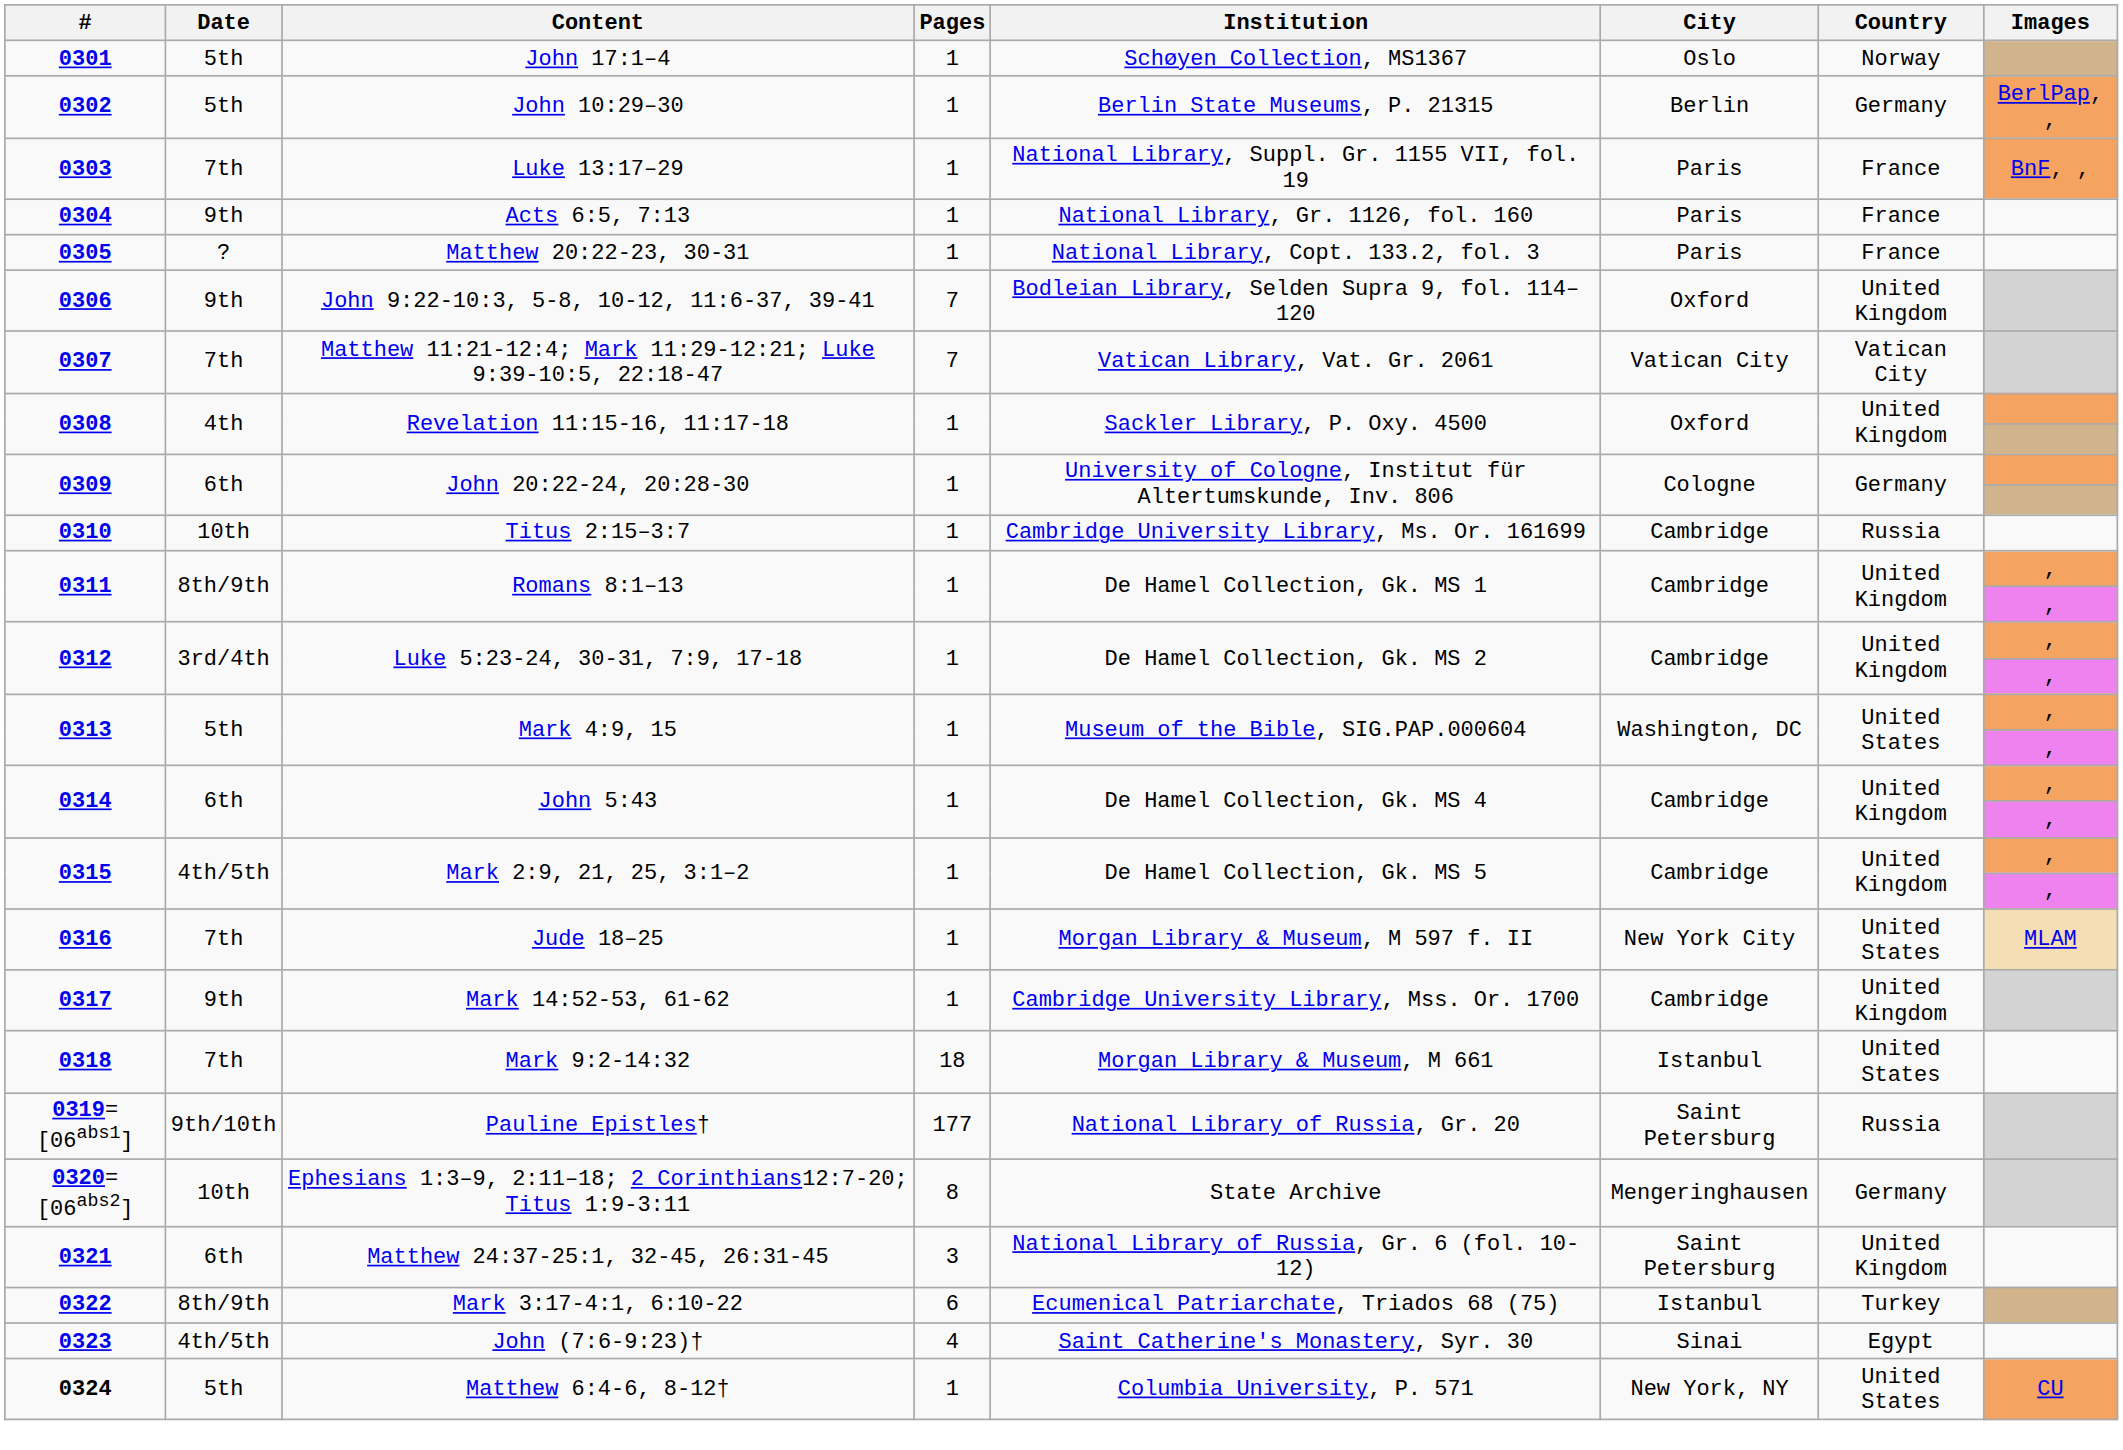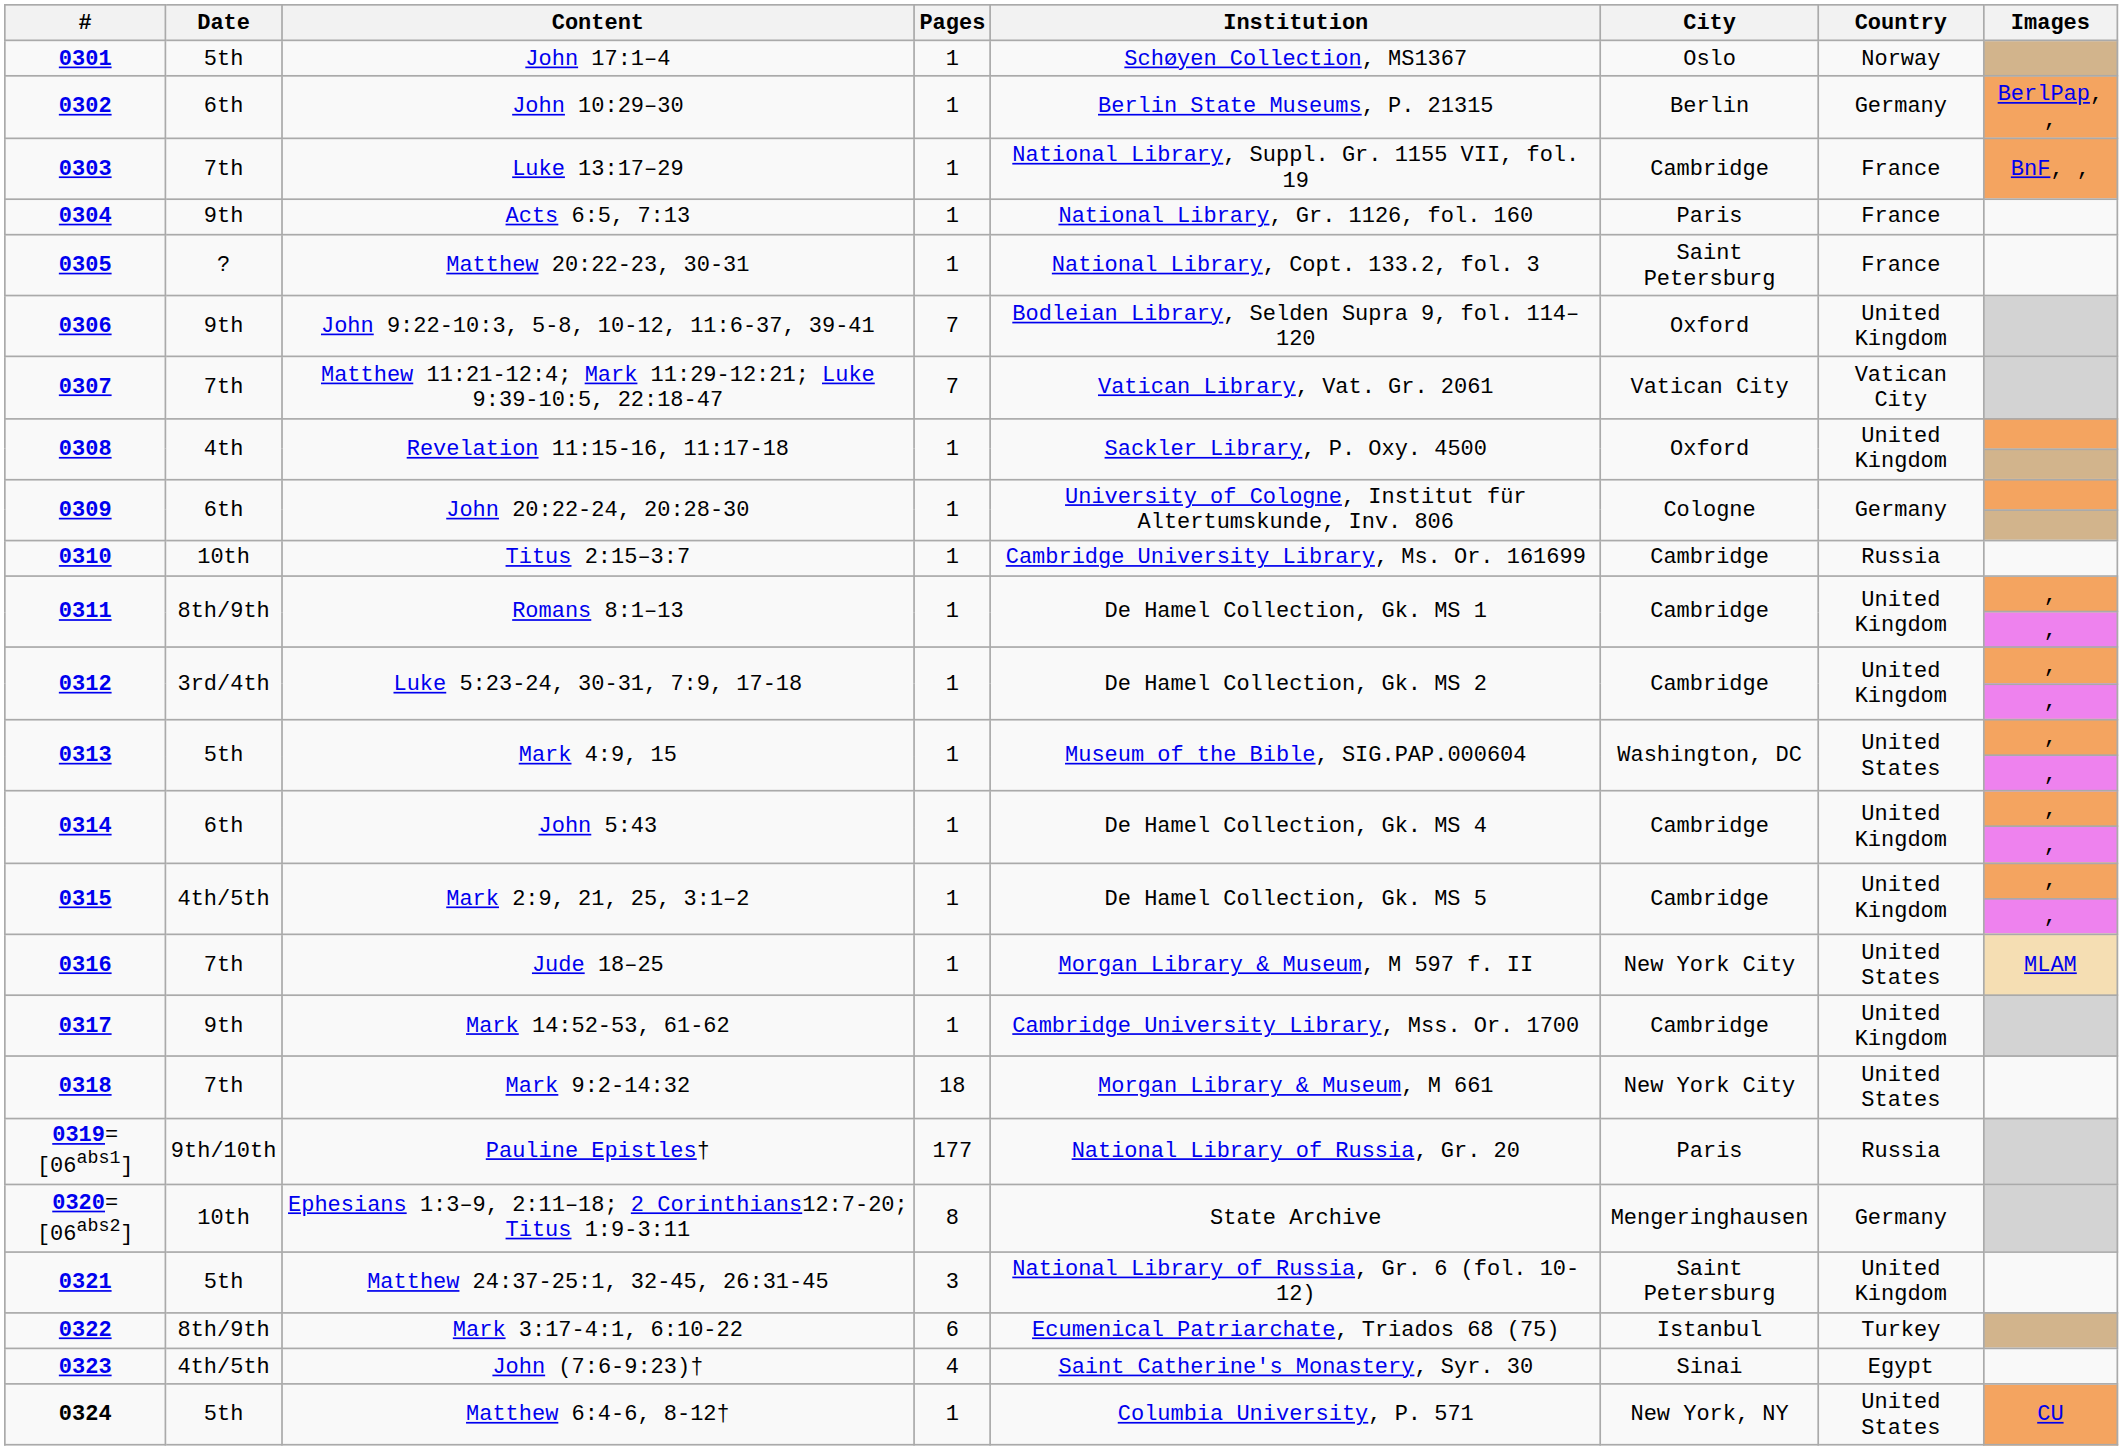(224, 107) 5th -> (224, 107) 6th
(1710, 168) Paris -> (1710, 168) Cambridge
(1710, 252) Paris -> (1710, 265) Saint Petersburg
(1710, 1062) Istanbul -> (1710, 1087) New York City
(1710, 1126) Saint Petersburg -> (1710, 1151) Paris
(224, 1257) 6th -> (224, 1282) 5th
